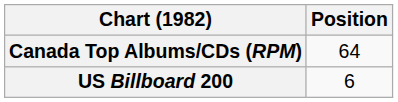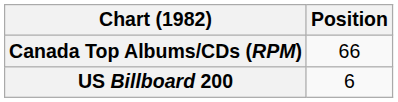(349, 50) 64 -> (349, 50) 66
